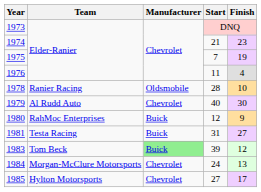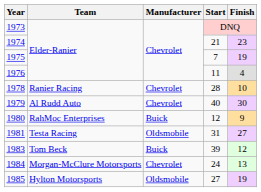(167, 88) Oldsmobile -> (164, 88) Chevrolet
(157, 134) Buick -> (167, 134) Oldsmobile
(157, 149) lightgreen background -> (157, 149) no background
(164, 179) Chevrolet -> (167, 179) Oldsmobile
(242, 179) 17 -> (242, 179) 19
